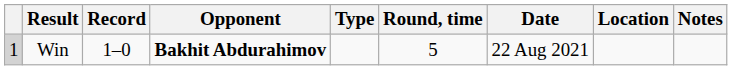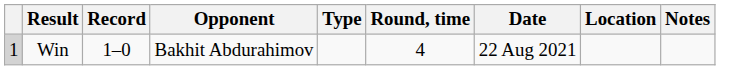(240, 49) bold -> (234, 49) normal
(433, 49) 5 -> (420, 49) 4
